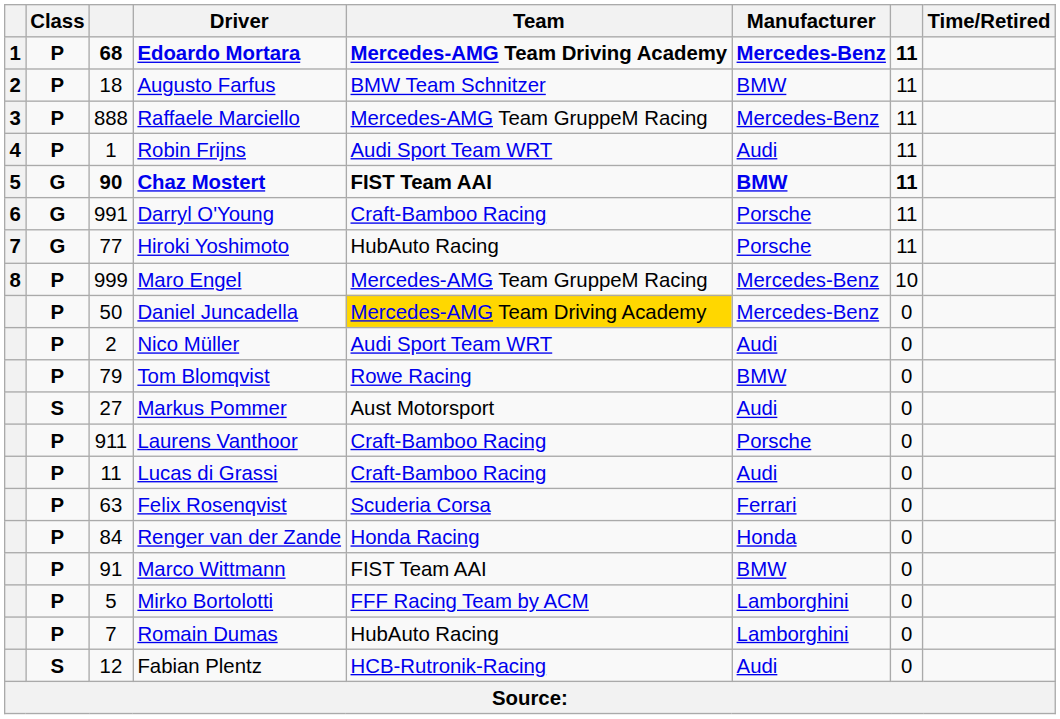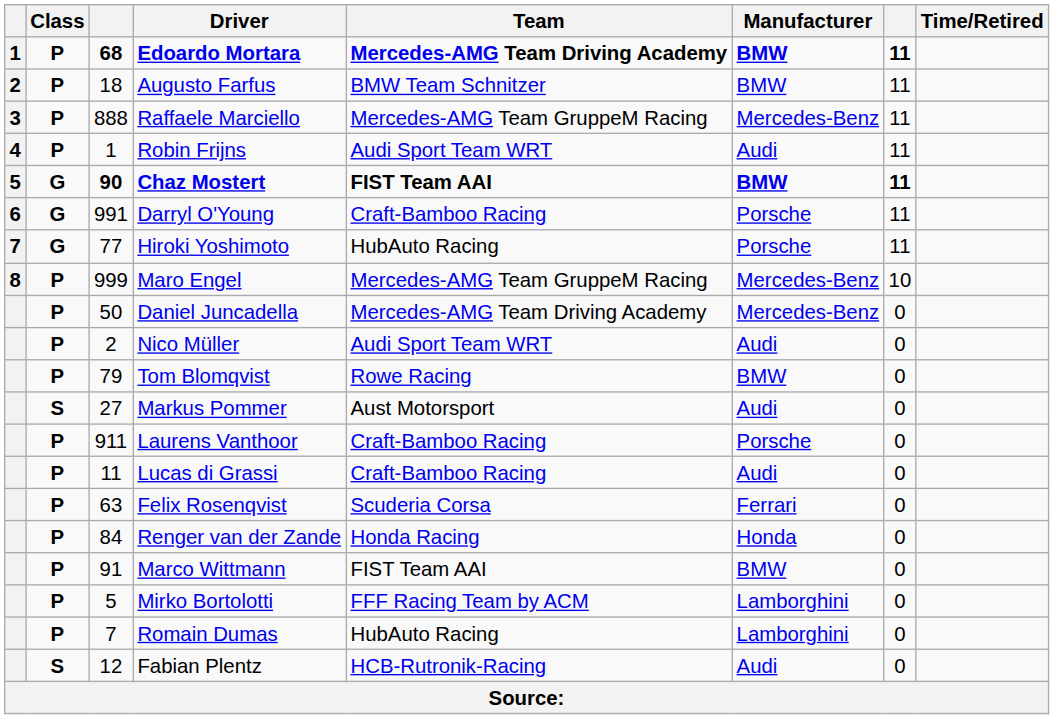(811, 53) Mercedes-Benz -> (762, 53) BMW
(528, 311) gold background -> (528, 311) no background
